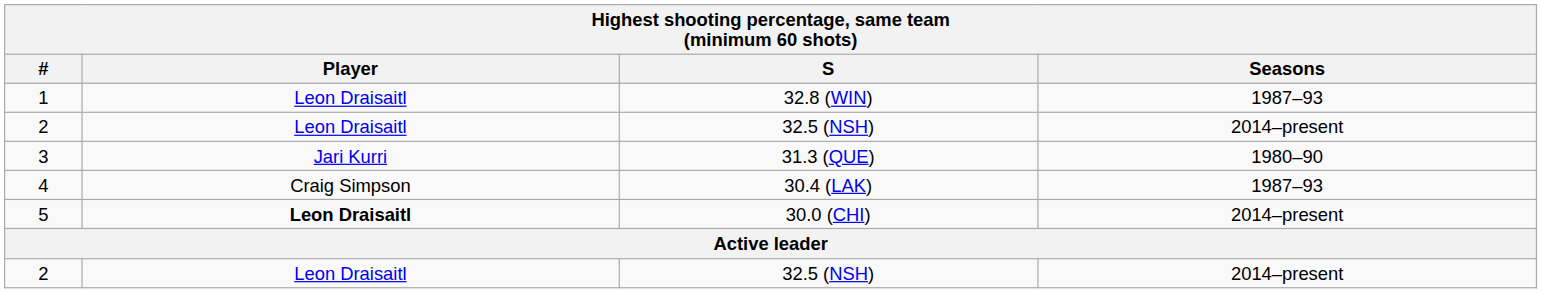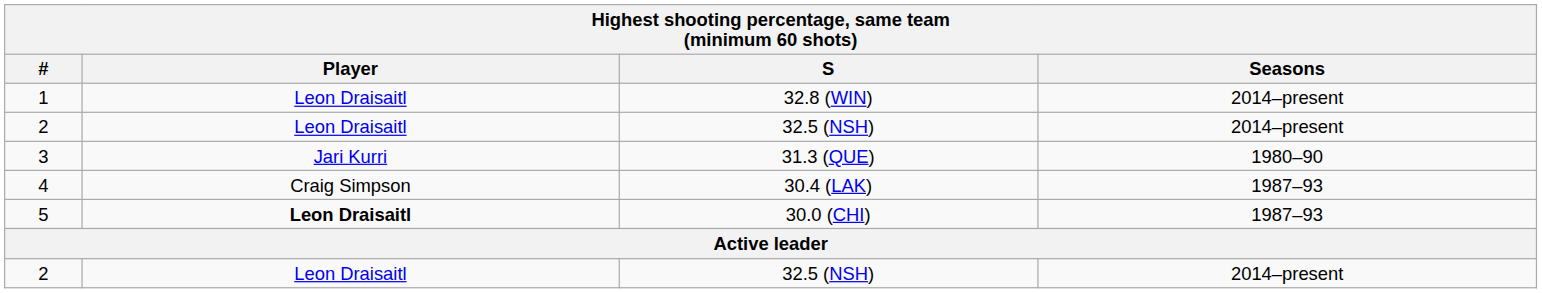(1287, 98) 1987–93 -> (1287, 98) 2014–present
(1287, 215) 2014–present -> (1287, 215) 1987–93
